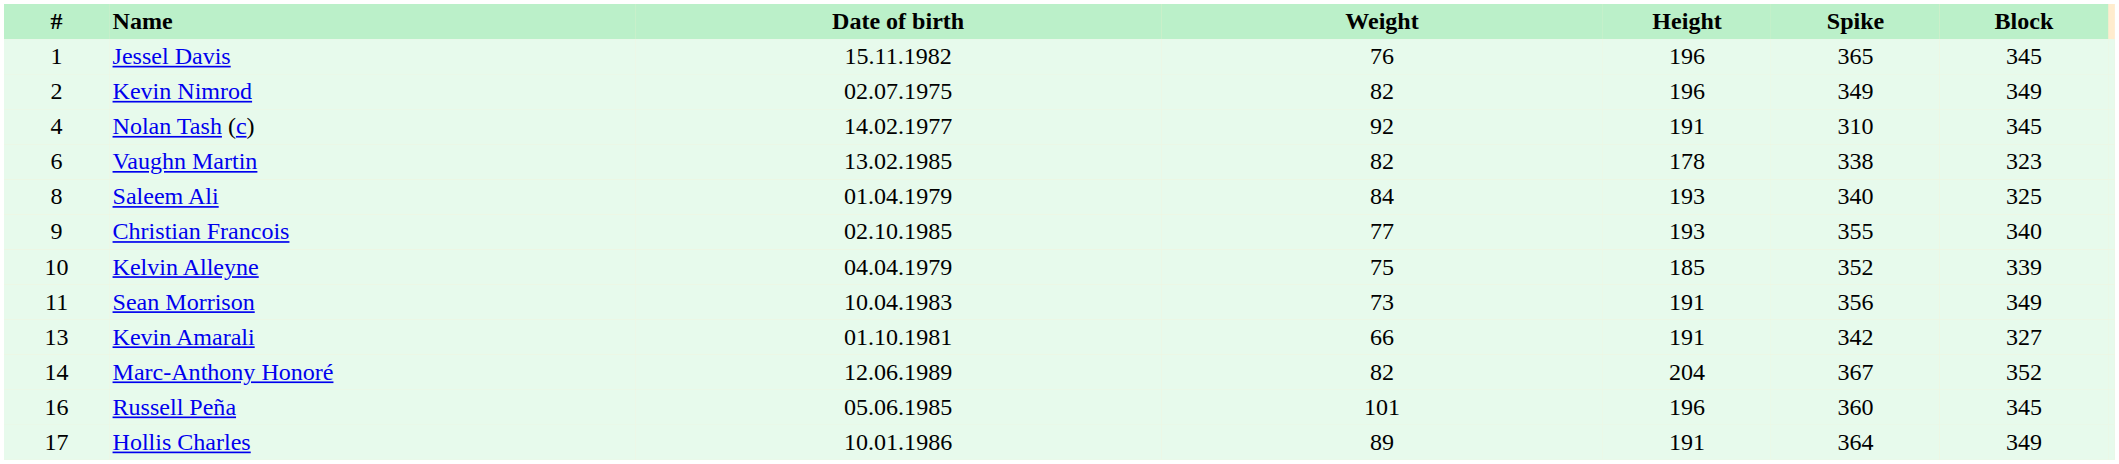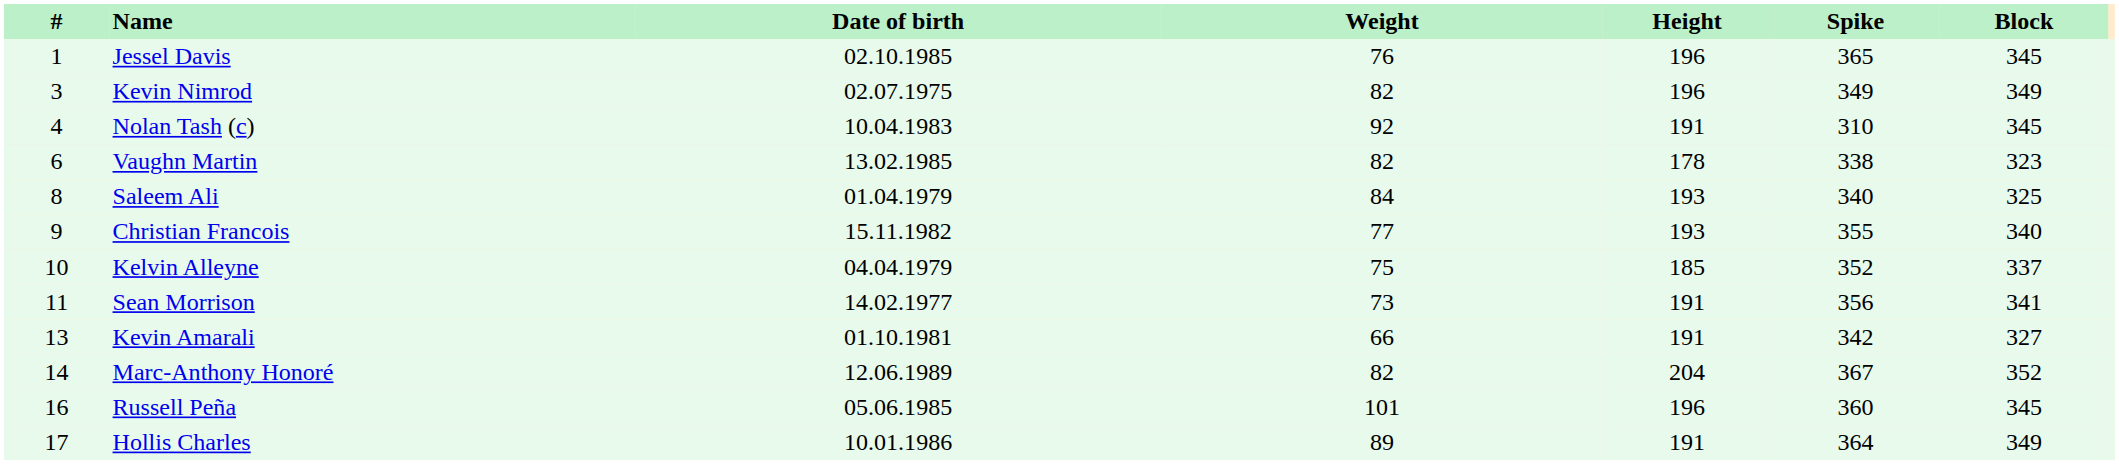(898, 56) 15.11.1982 -> (898, 56) 02.10.1985
(57, 91) 2 -> (57, 91) 3
(898, 126) 14.02.1977 -> (898, 126) 10.04.1983
(898, 231) 02.10.1985 -> (898, 231) 15.11.1982
(2024, 266) 339 -> (2024, 266) 337
(898, 301) 10.04.1983 -> (898, 301) 14.02.1977
(2024, 301) 349 -> (2024, 301) 341
